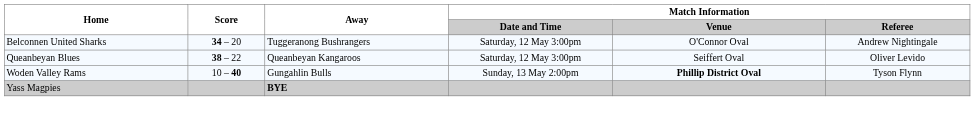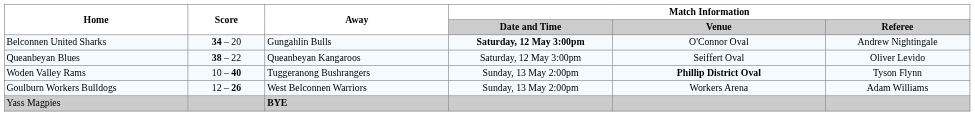(319, 42) Tuggeranong Bushrangers -> (299, 42) Gungahlin Bulls
(531, 42) normal -> (531, 42) bold
(299, 73) Gungahlin Bulls -> (319, 73) Tuggeranong Bushrangers
+ row: (62, 88)
